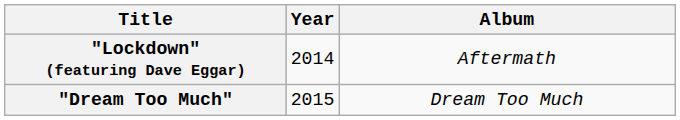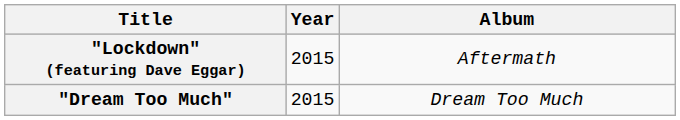(313, 60) 2014 -> (313, 60) 2015
